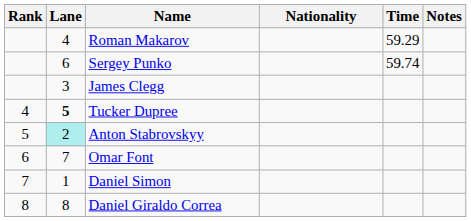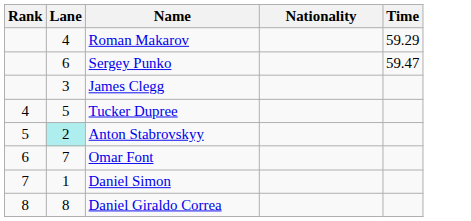- column: (444, 16)
(403, 63) 59.74 -> (403, 63) 59.47
(66, 110) bold -> (66, 110) normal
